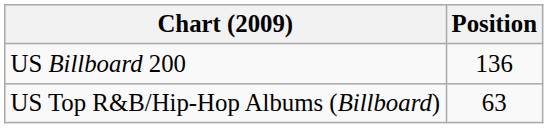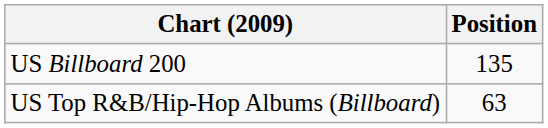(494, 63) 136 -> (494, 63) 135
